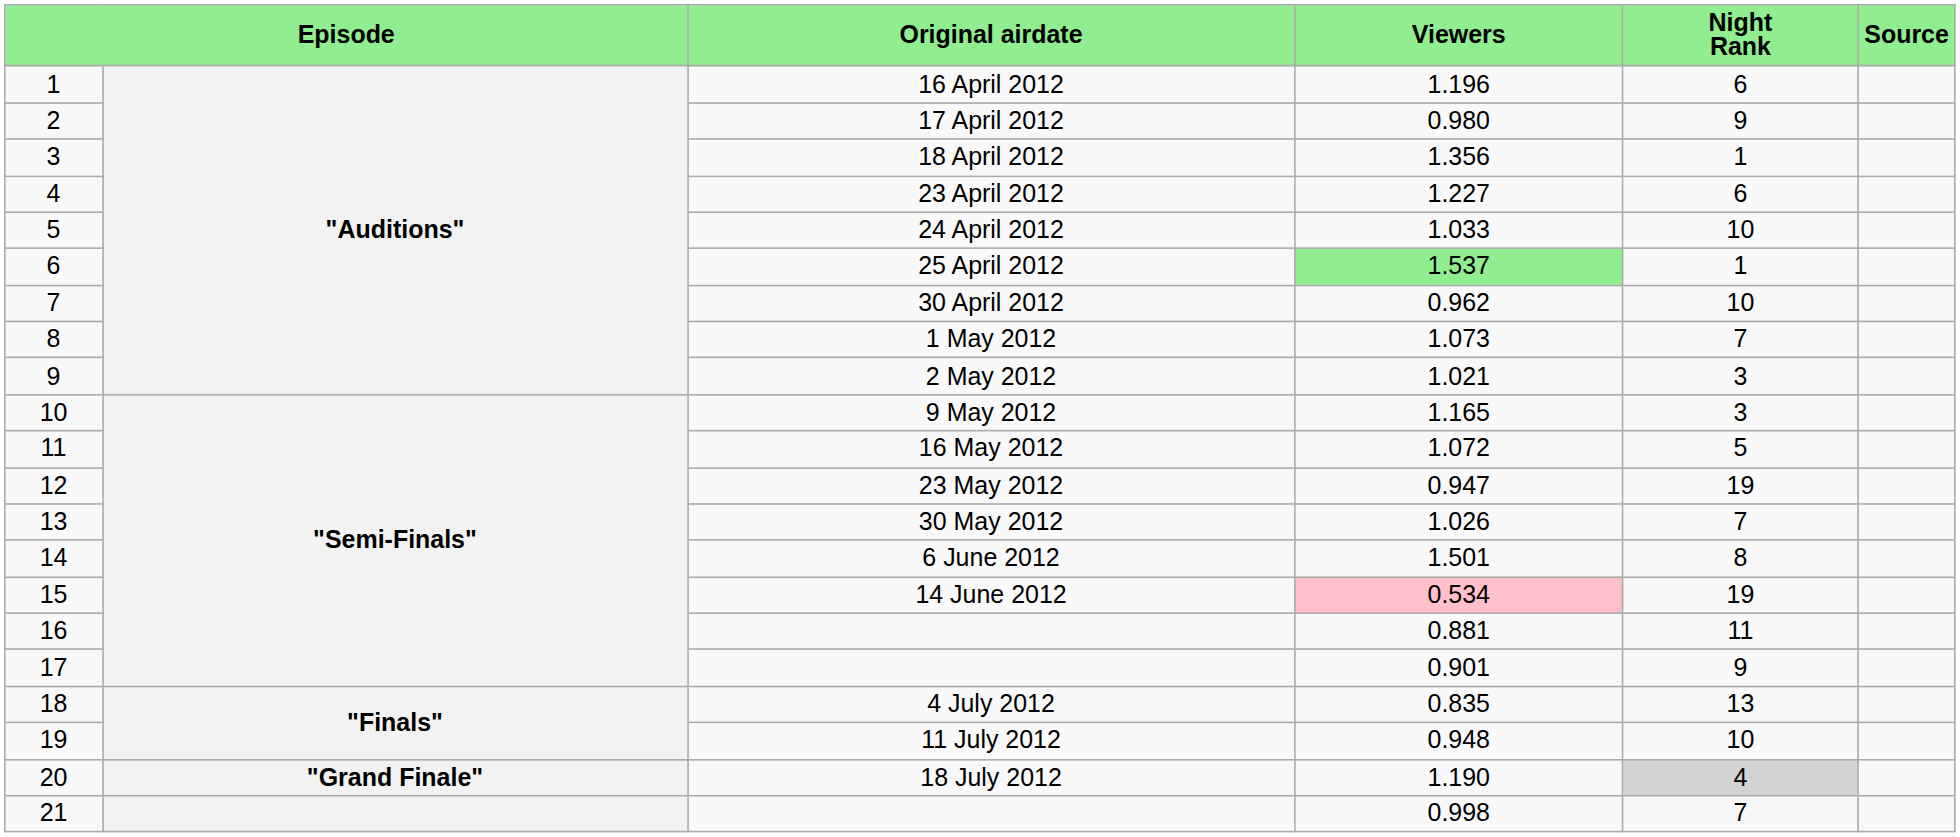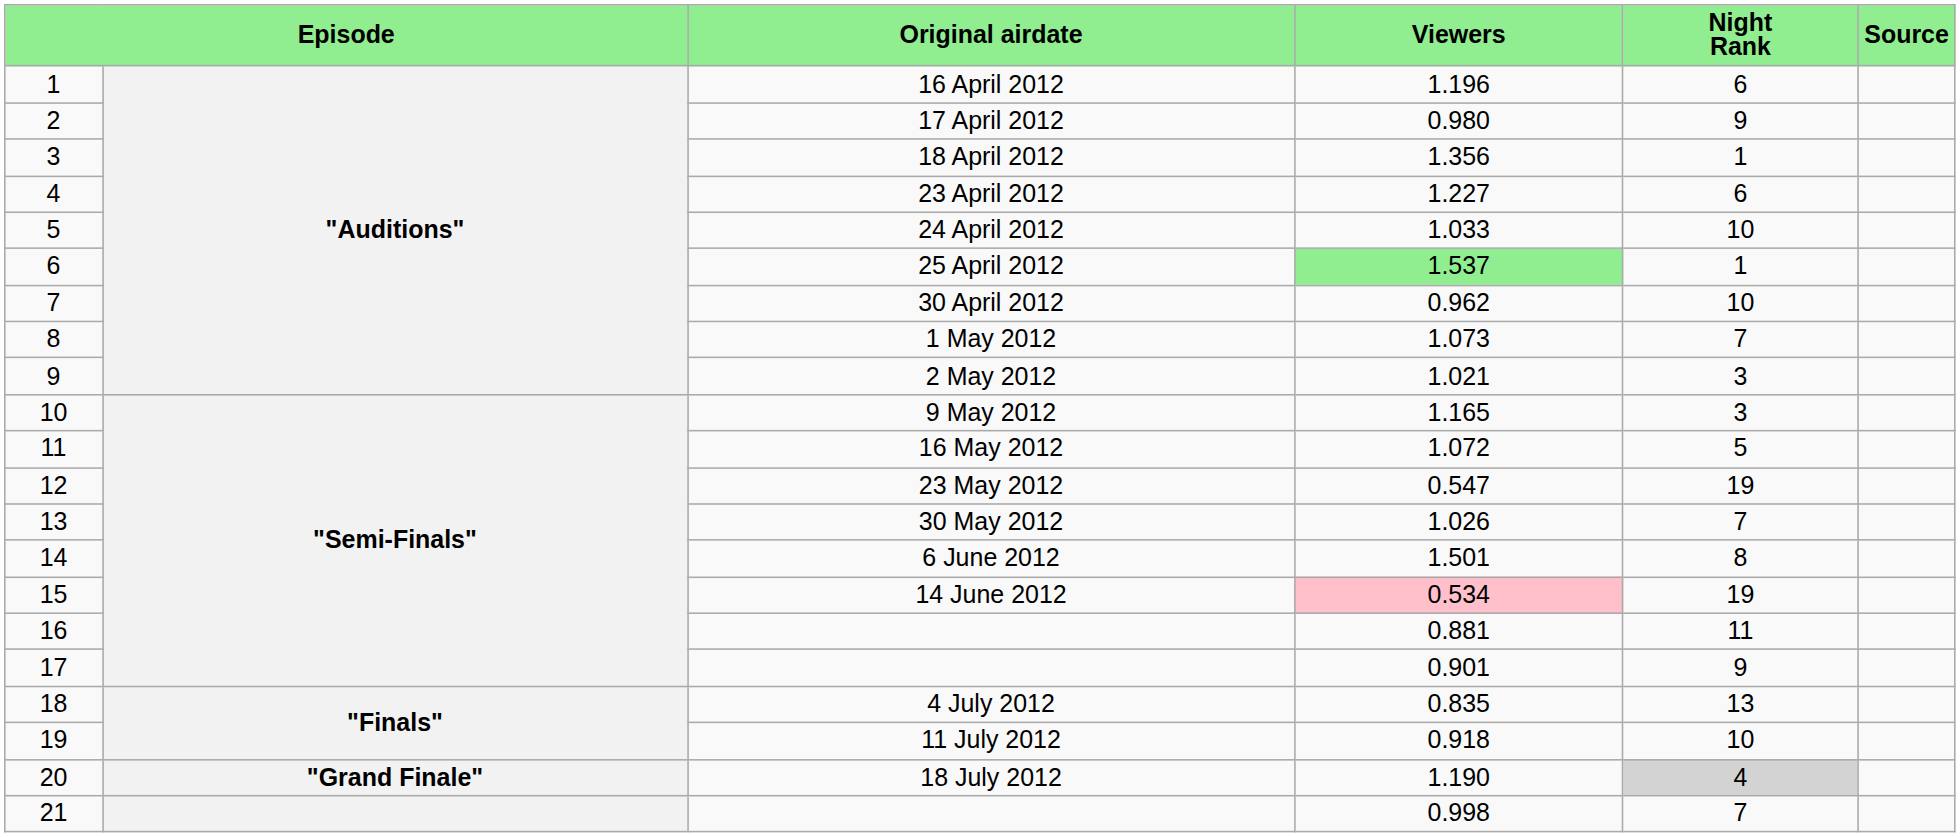(1459, 485) 0.947 -> (1459, 485) 0.547
(1459, 740) 0.948 -> (1459, 740) 0.918
